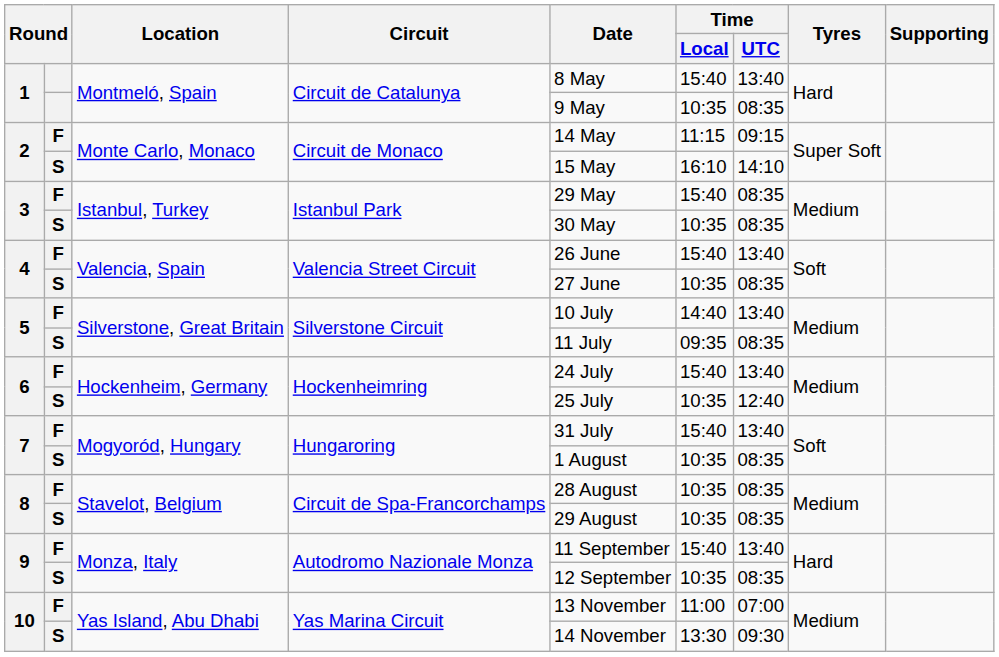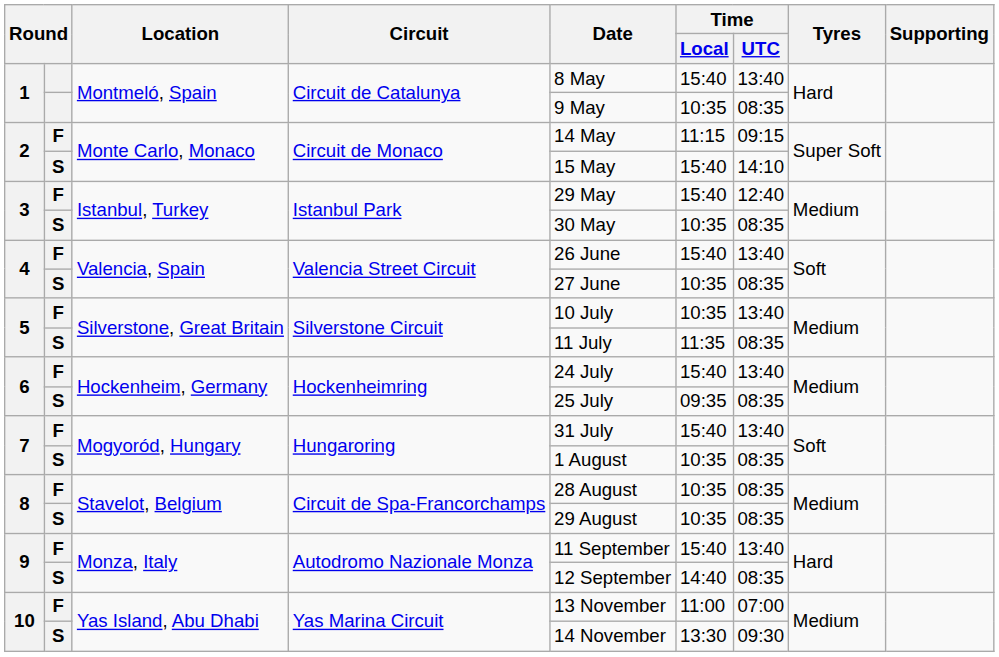(703, 166) 16:10 -> (703, 166) 15:40
(761, 195) 08:35 -> (761, 195) 12:40
(703, 313) 14:40 -> (703, 313) 10:35
(703, 342) 09:35 -> (703, 342) 11:35
(703, 401) 10:35 -> (703, 401) 09:35
(761, 401) 12:40 -> (761, 401) 08:35
(703, 577) 10:35 -> (703, 577) 14:40
